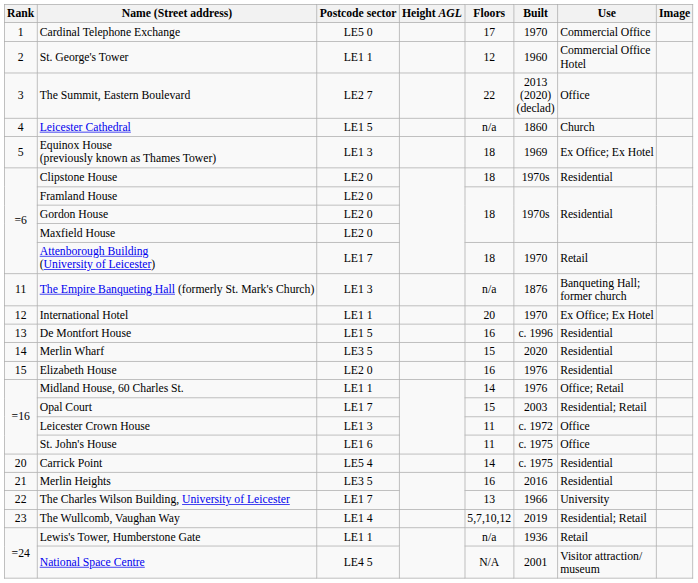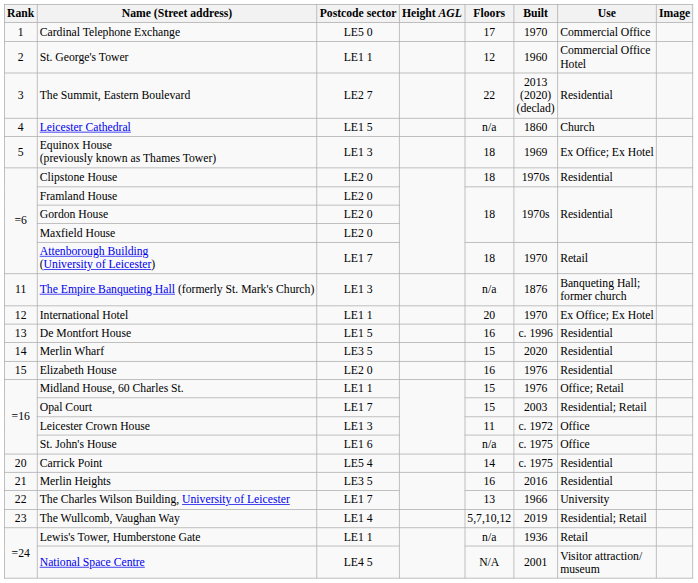(575, 95) Office -> (586, 95) Residential
(489, 388) 14 -> (489, 388) 15
(489, 444) 11 -> (489, 444) n/a
